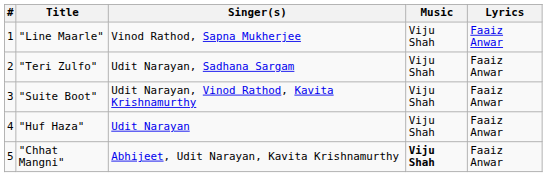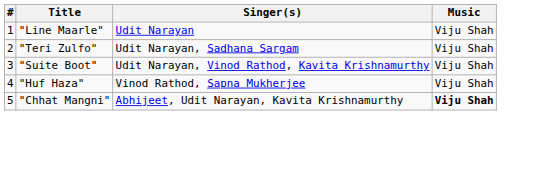- column: (505, 14)
(206, 37) Vinod Rathod, Sapna Mukherjee -> (155, 31) Udit Narayan
(151, 127) Udit Narayan -> (210, 84) Vinod Rathod, Sapna Mukherjee
